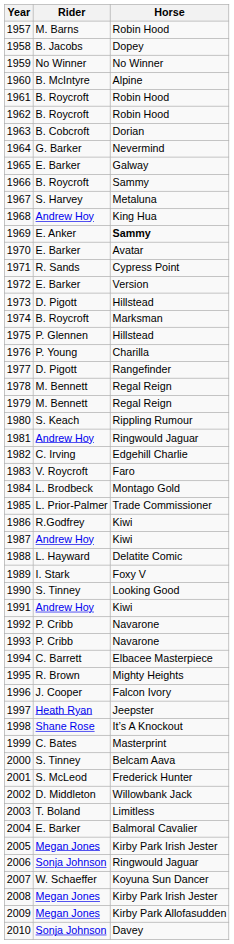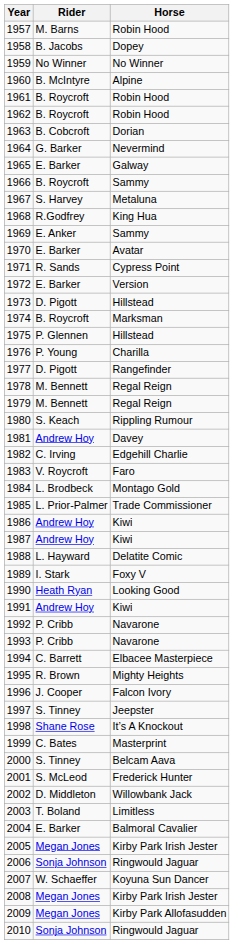(65, 217) Andrew Hoy -> (60, 217) R.Godfrey
(132, 234) bold -> (131, 234) normal
(156, 438) Ringwould Jaguar -> (128, 438) Davey
(60, 523) R.Godfrey -> (65, 523) Andrew Hoy
(58, 591) S. Tinney -> (64, 591) Heath Ryan
(64, 710) Heath Ryan -> (58, 710) S. Tinney
(128, 931) Davey -> (156, 931) Ringwould Jaguar
